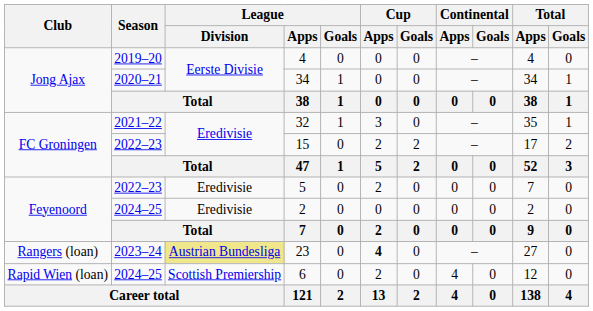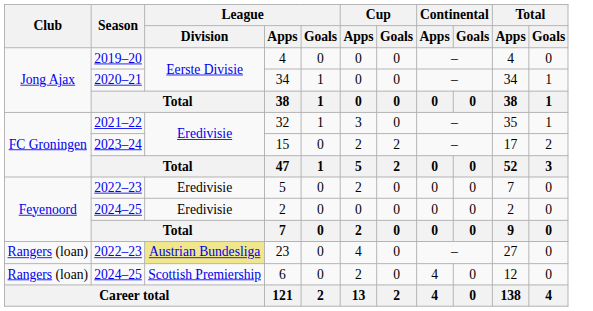(138, 144) 2022–23 -> (118, 144) 2023–24
(138, 252) 2023–24 -> (118, 252) 2022–23
(378, 252) bold -> (359, 252) normal
(58, 274) Rapid Wien (loan) -> (48, 274) Rangers (loan)
